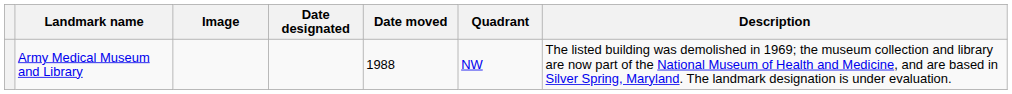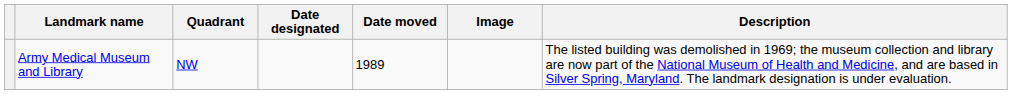columns swapped: (221, 22) <-> (500, 22)
(381, 64) 1988 -> (370, 64) 1989
